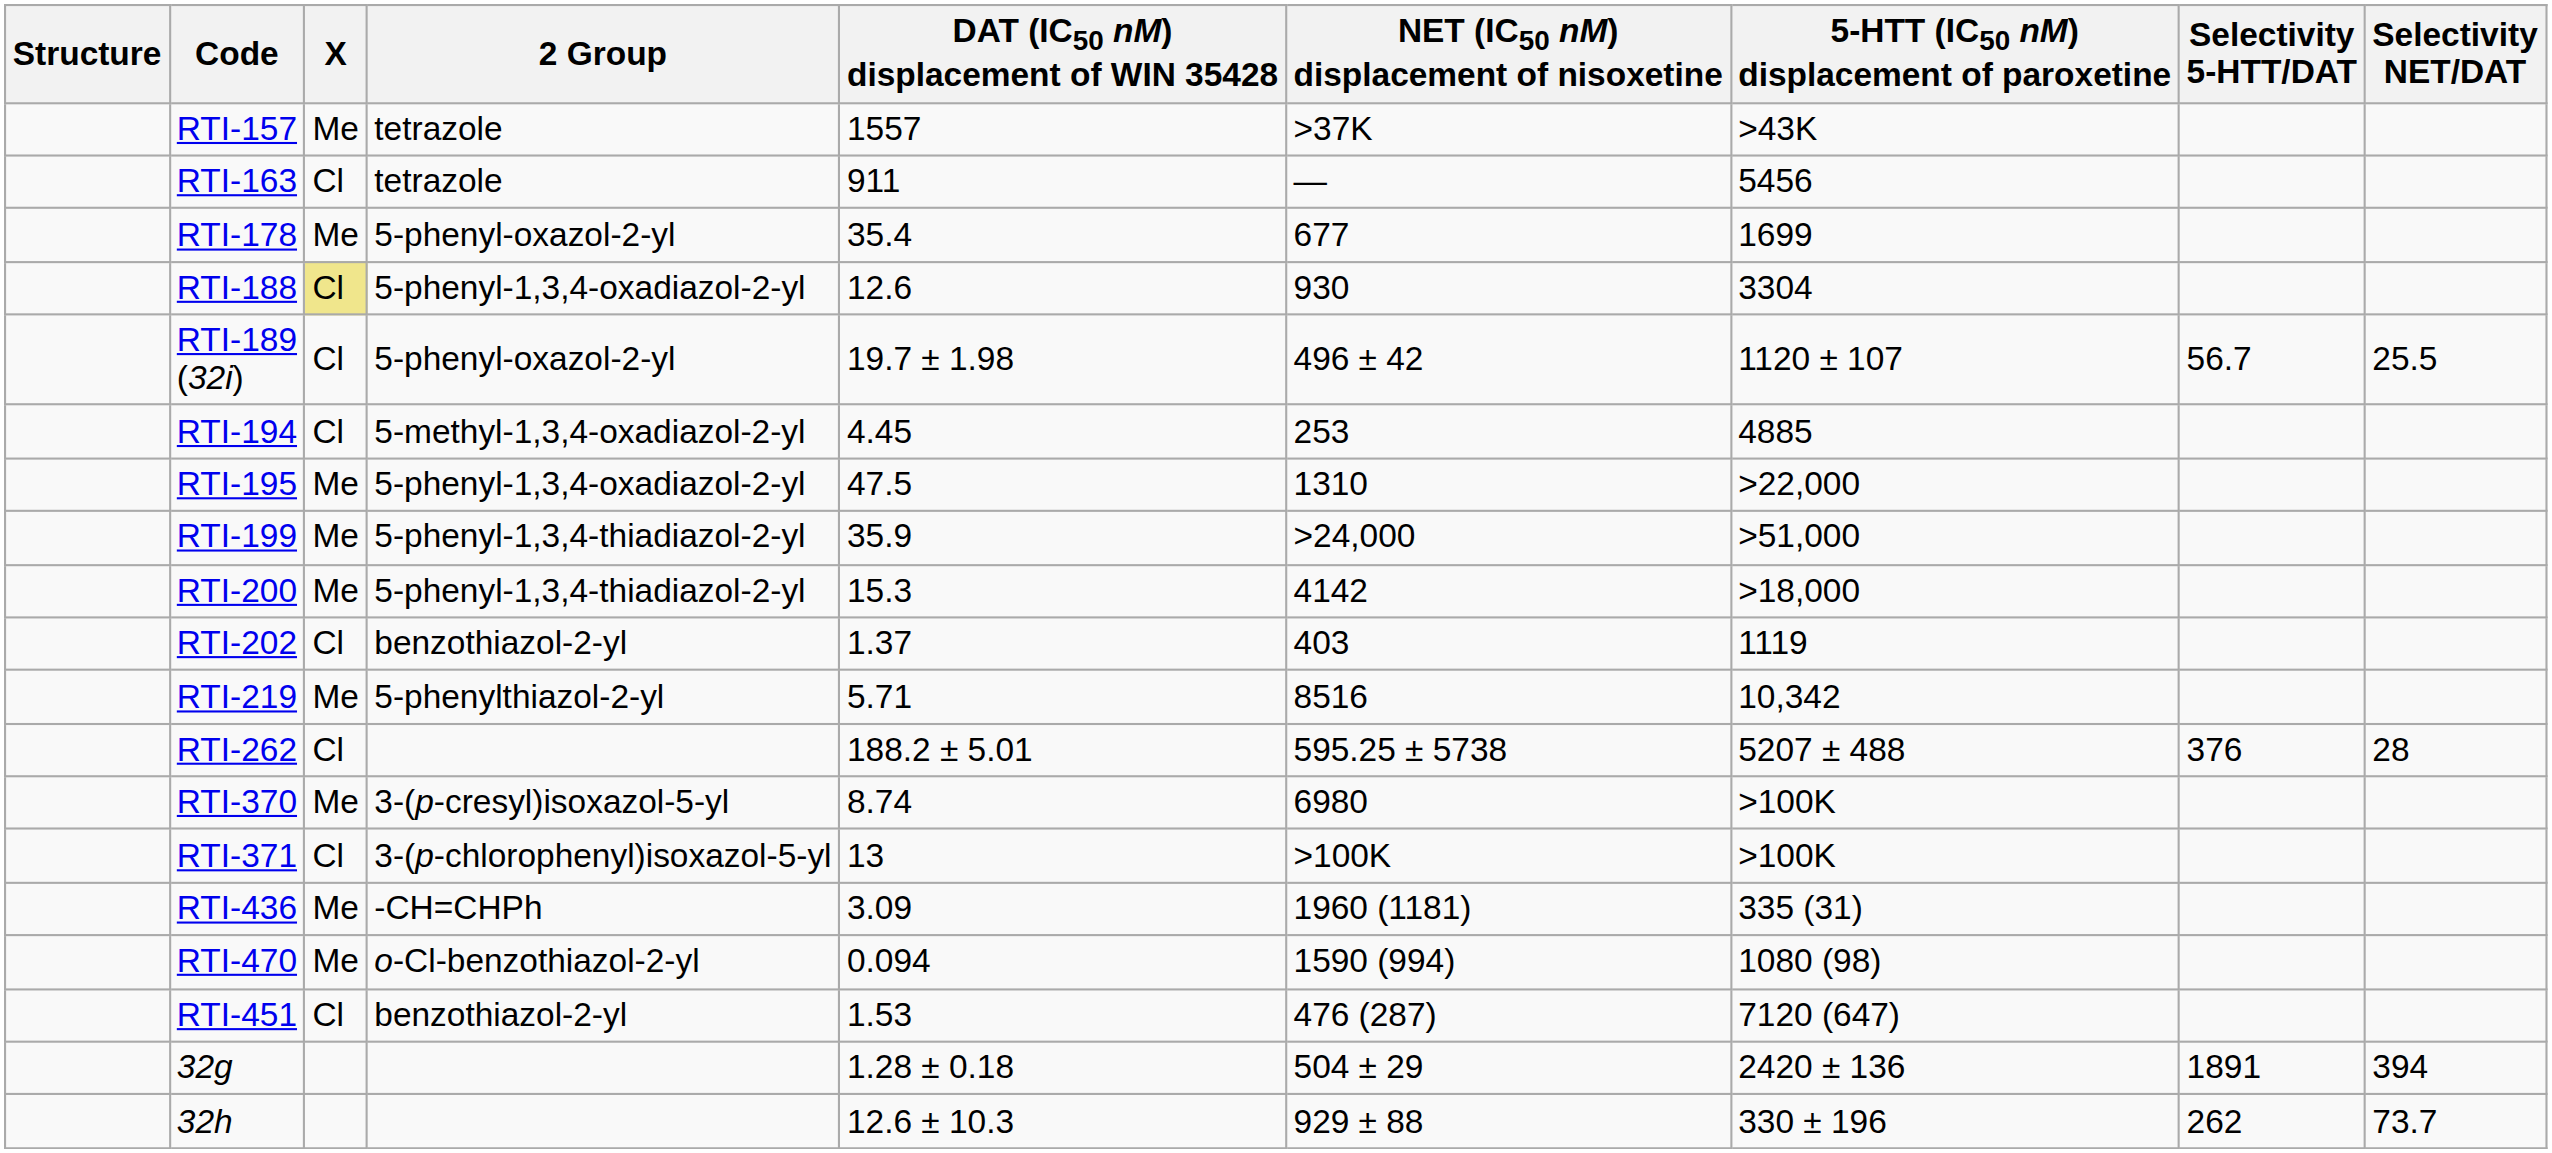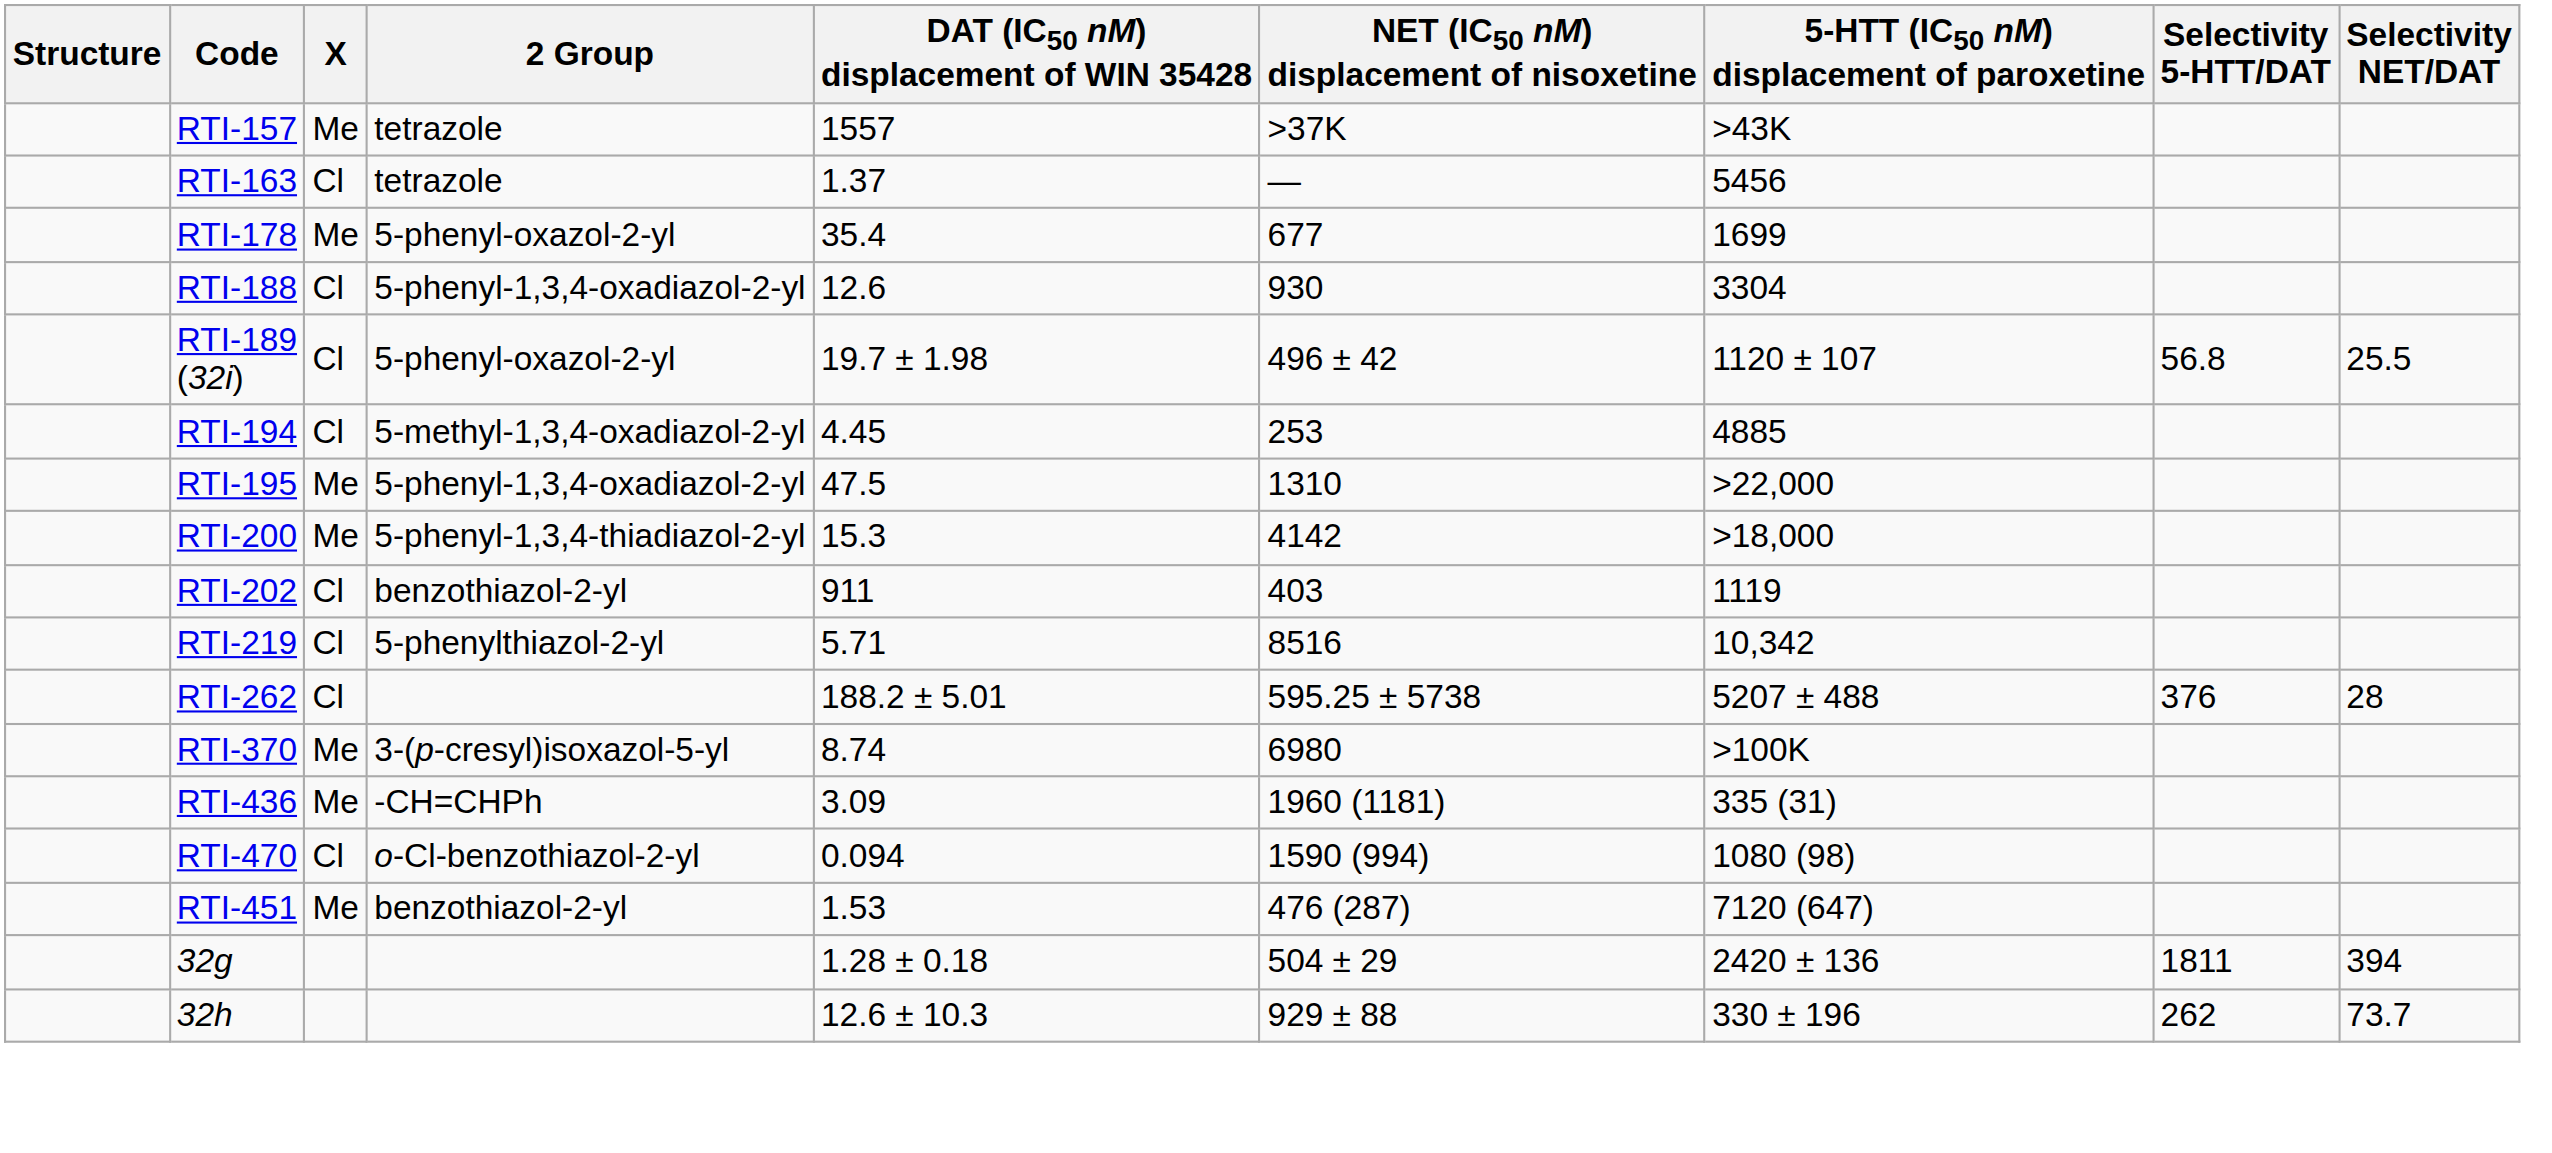(874, 181) 911 -> (854, 181) 1.37
(328, 287) khaki background -> (328, 287) no background
(2219, 359) 56.7 -> (2193, 359) 56.8
- row: (237, 537)
(879, 643) 1.37 -> (848, 590) 911
(336, 696) Me -> (328, 643) Cl
- row: (237, 855)
(336, 961) Me -> (328, 855) Cl
(328, 1014) Cl -> (336, 908) Me
(2224, 1067) 1891 -> (2197, 961) 1811
